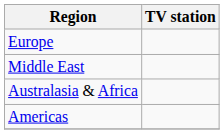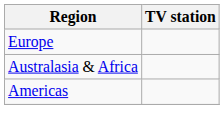- row: (46, 66)
